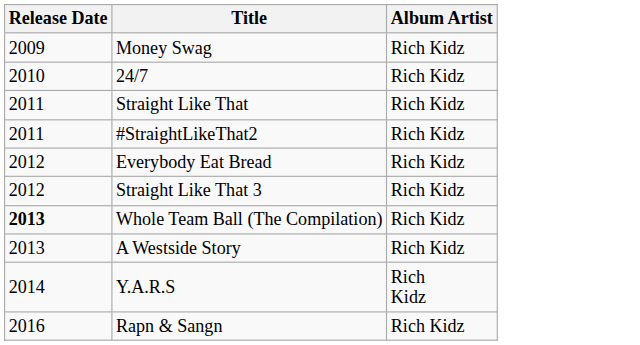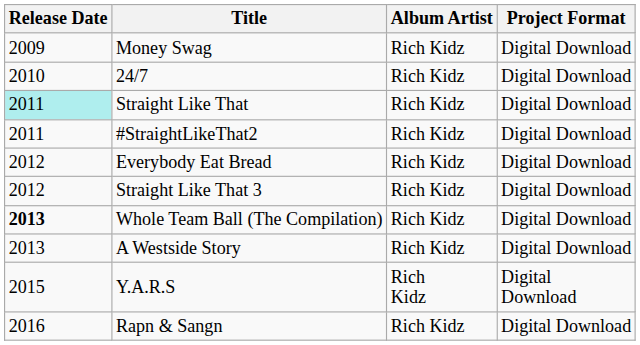+ column: (566, 18)
(26, 104) no background -> (26, 104) paleturquoise background
(27, 287) 2014 -> (27, 287) 2015
